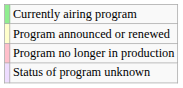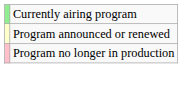- row: (82, 72)
